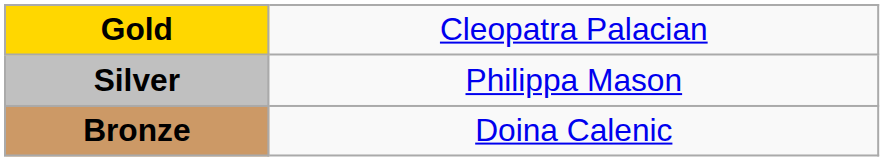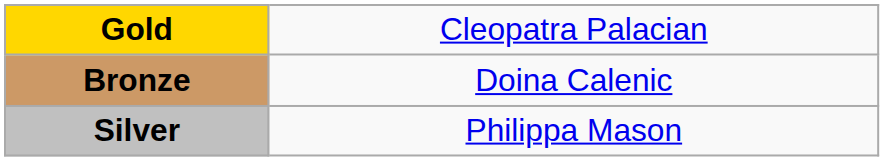rows swapped: (137, 79) <-> (137, 130)
